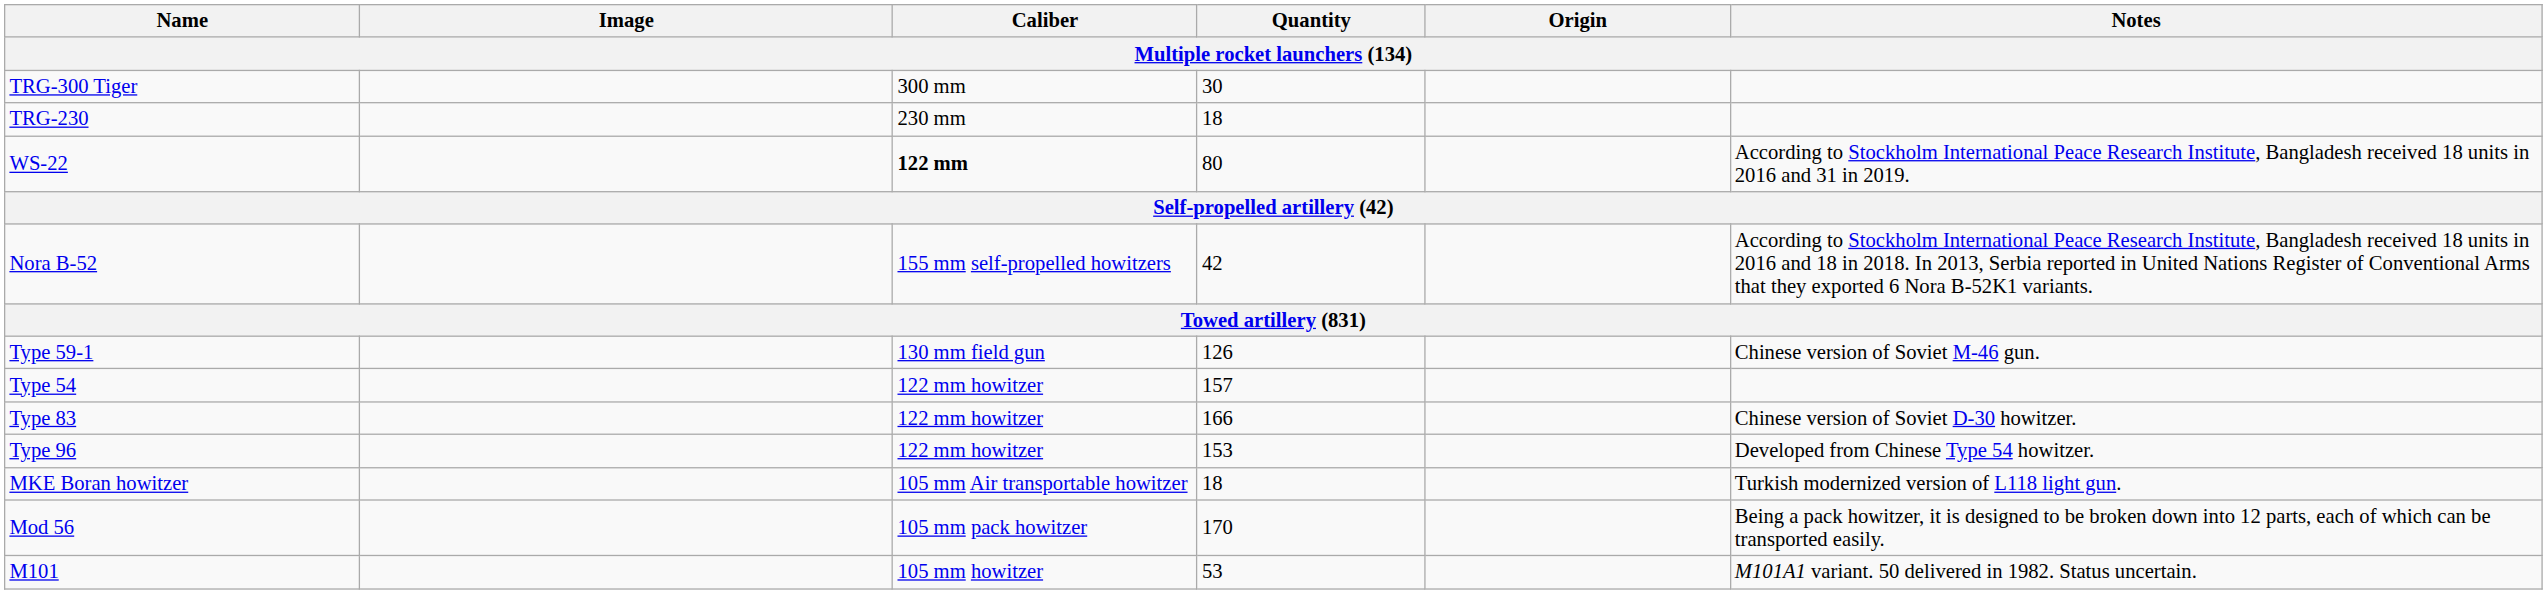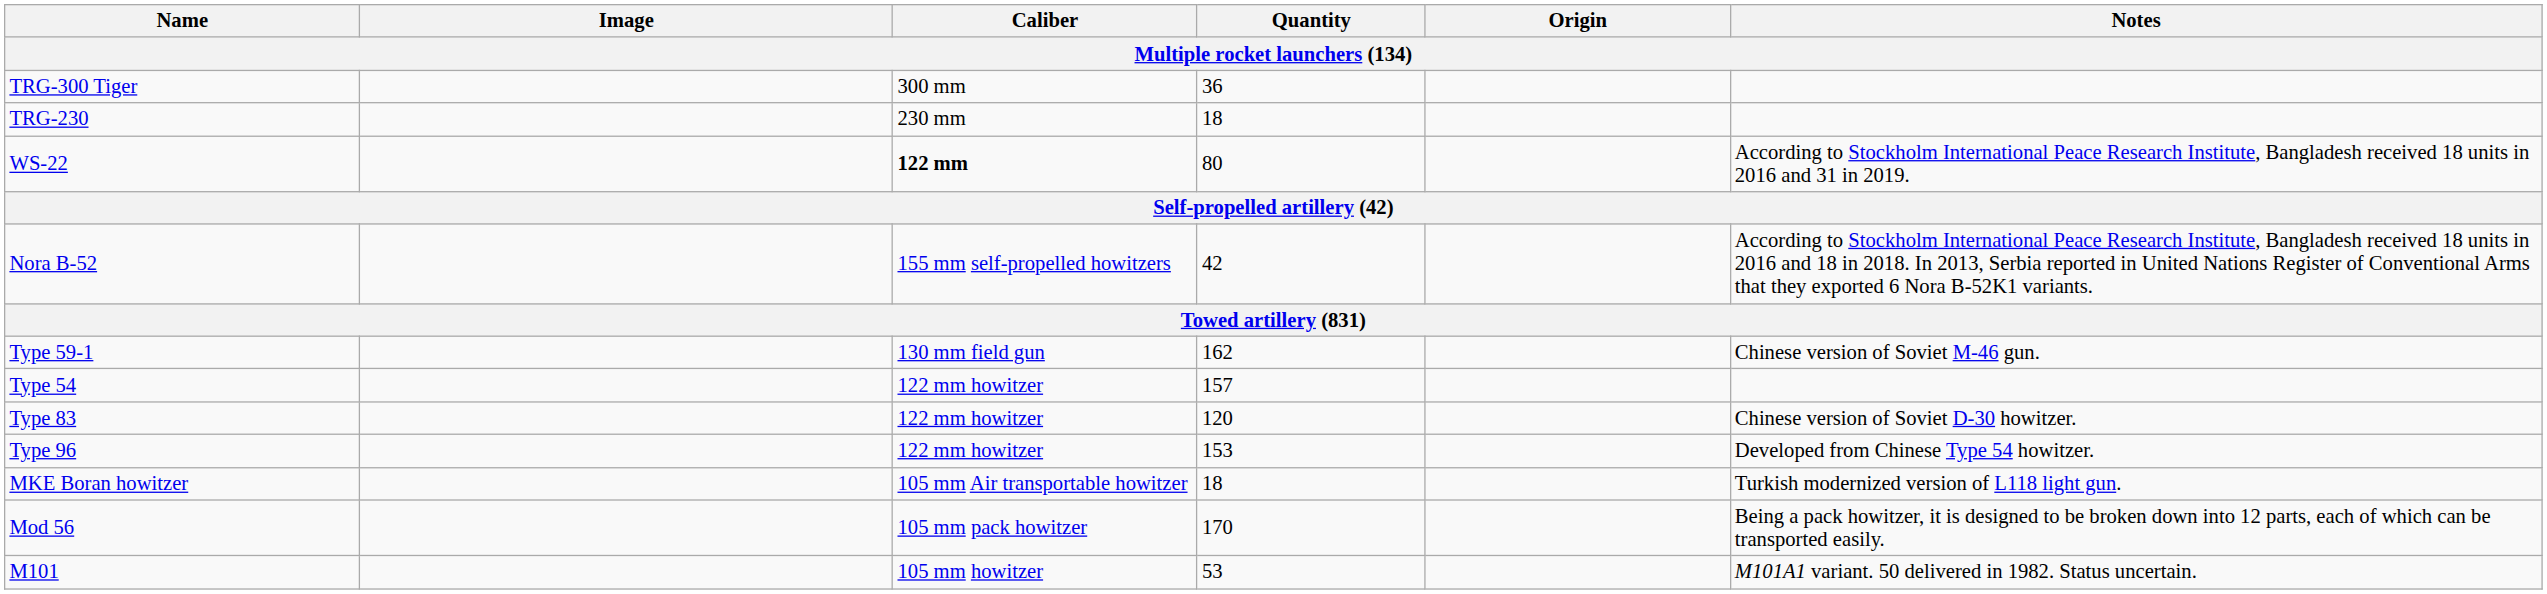(1212, 86) 30 -> (1212, 86) 36
(1217, 352) 126 -> (1217, 352) 162
(1217, 417) 166 -> (1217, 417) 120
